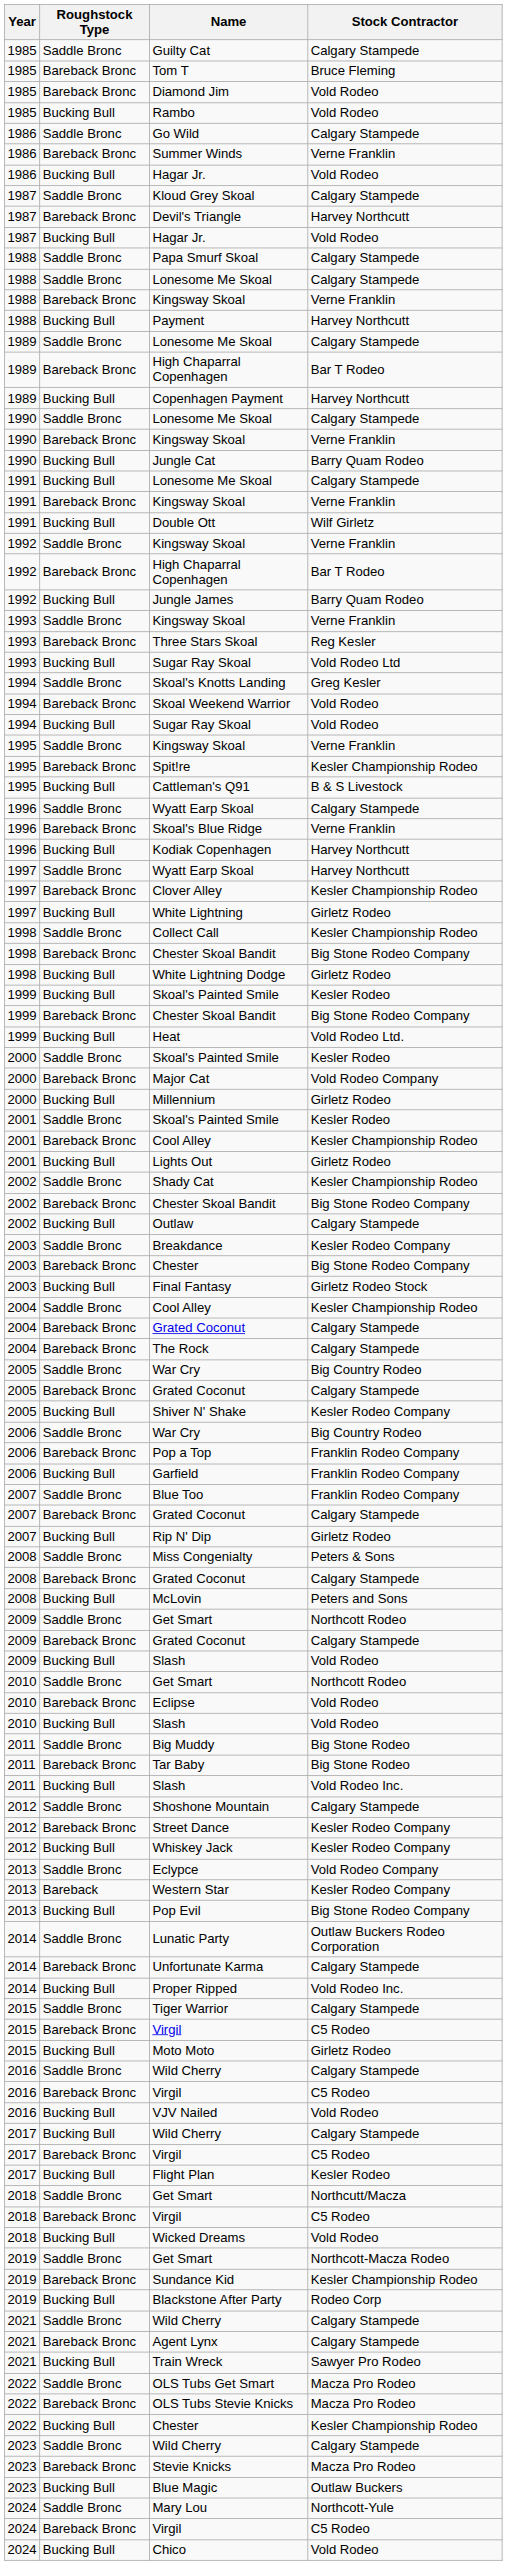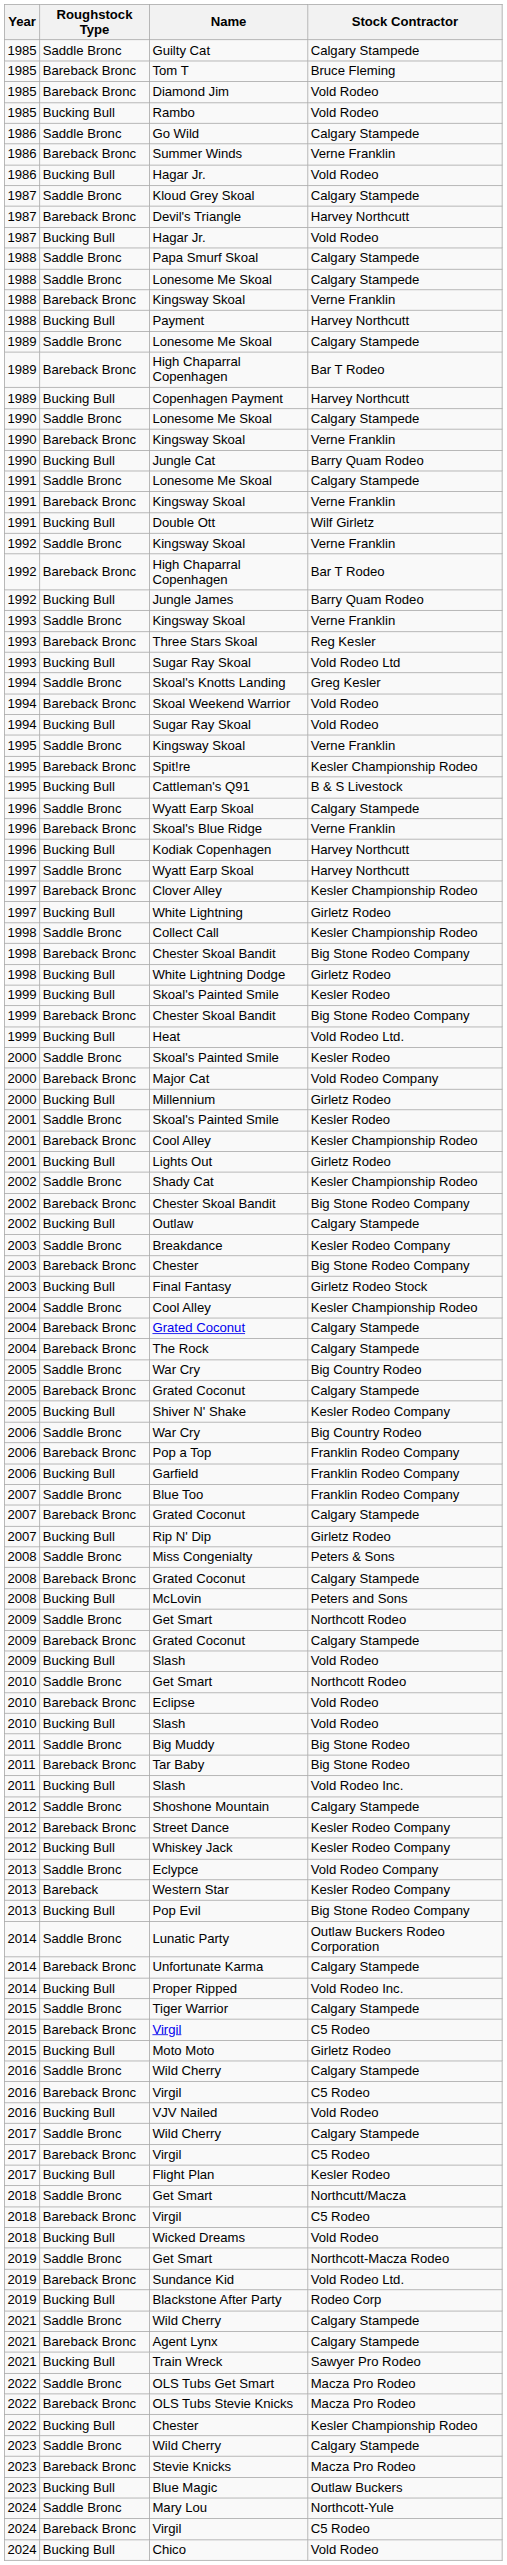(79, 481) Bucking Bull -> (82, 481) Saddle Bronc
(79, 2133) Bucking Bull -> (82, 2133) Saddle Bronc
(394, 2279) Kesler Championship Rodeo -> (357, 2279) Vold Rodeo Ltd.
